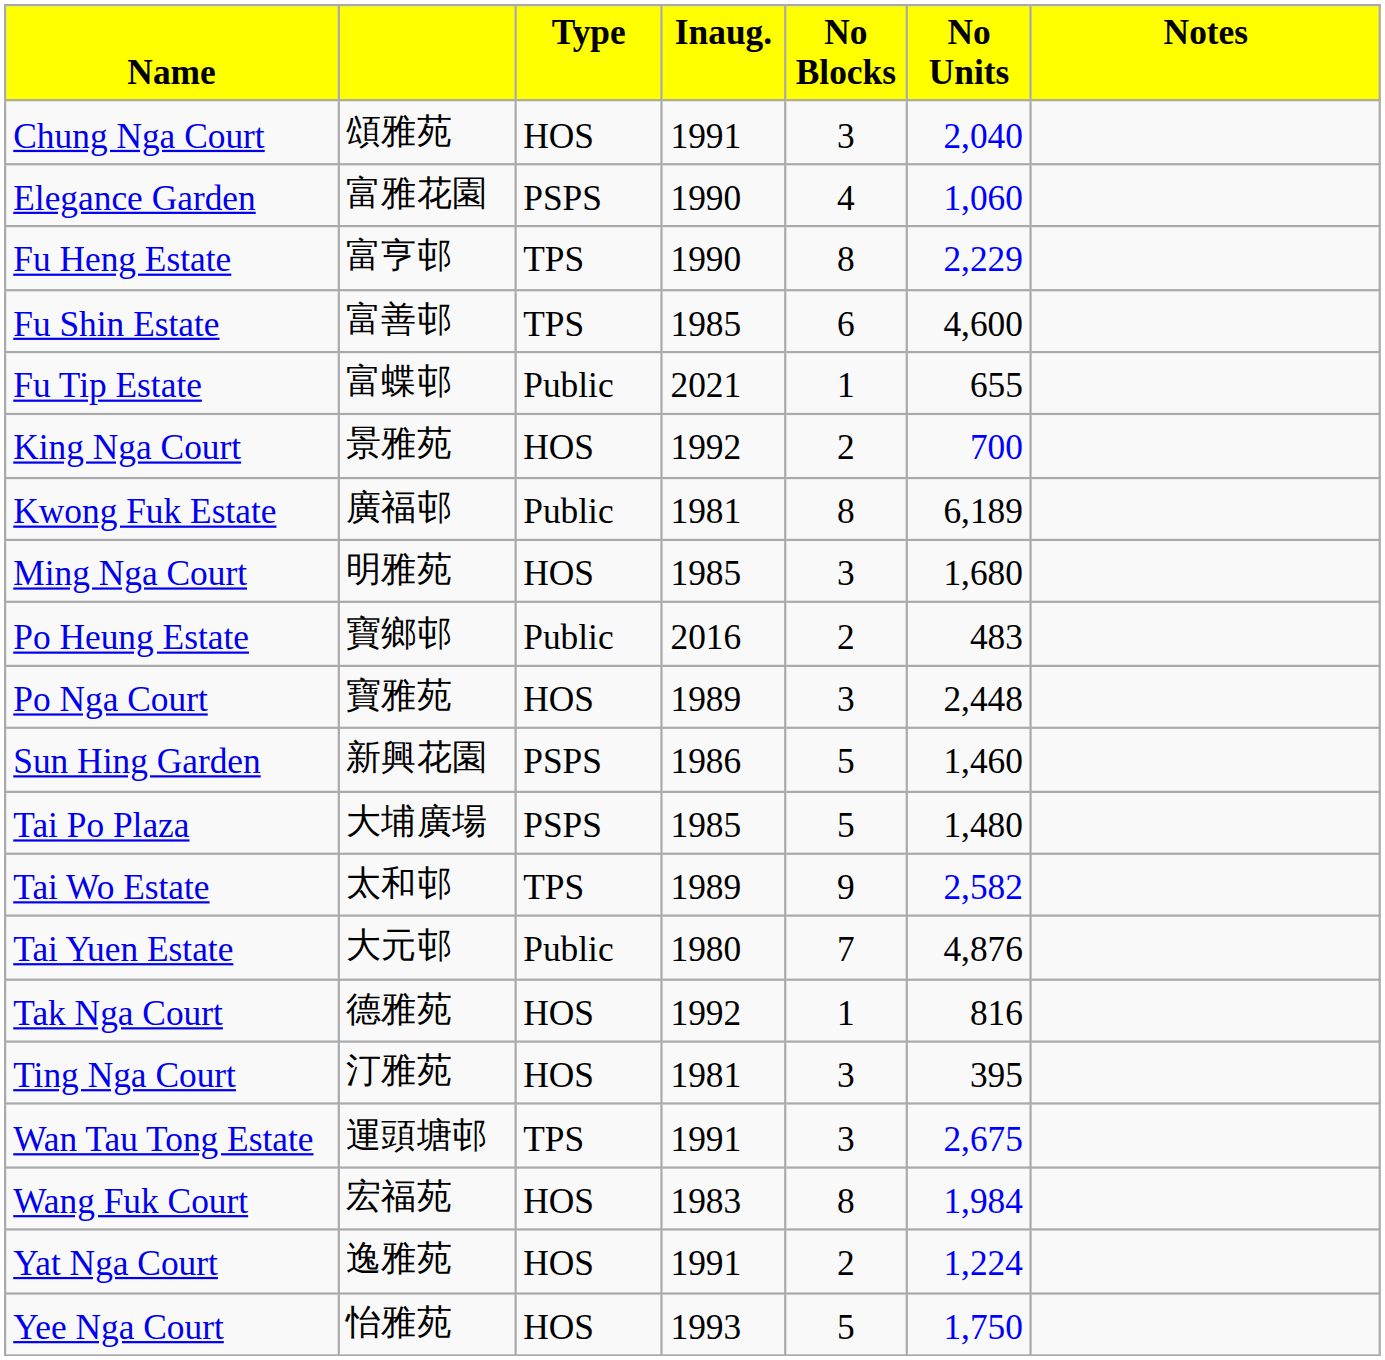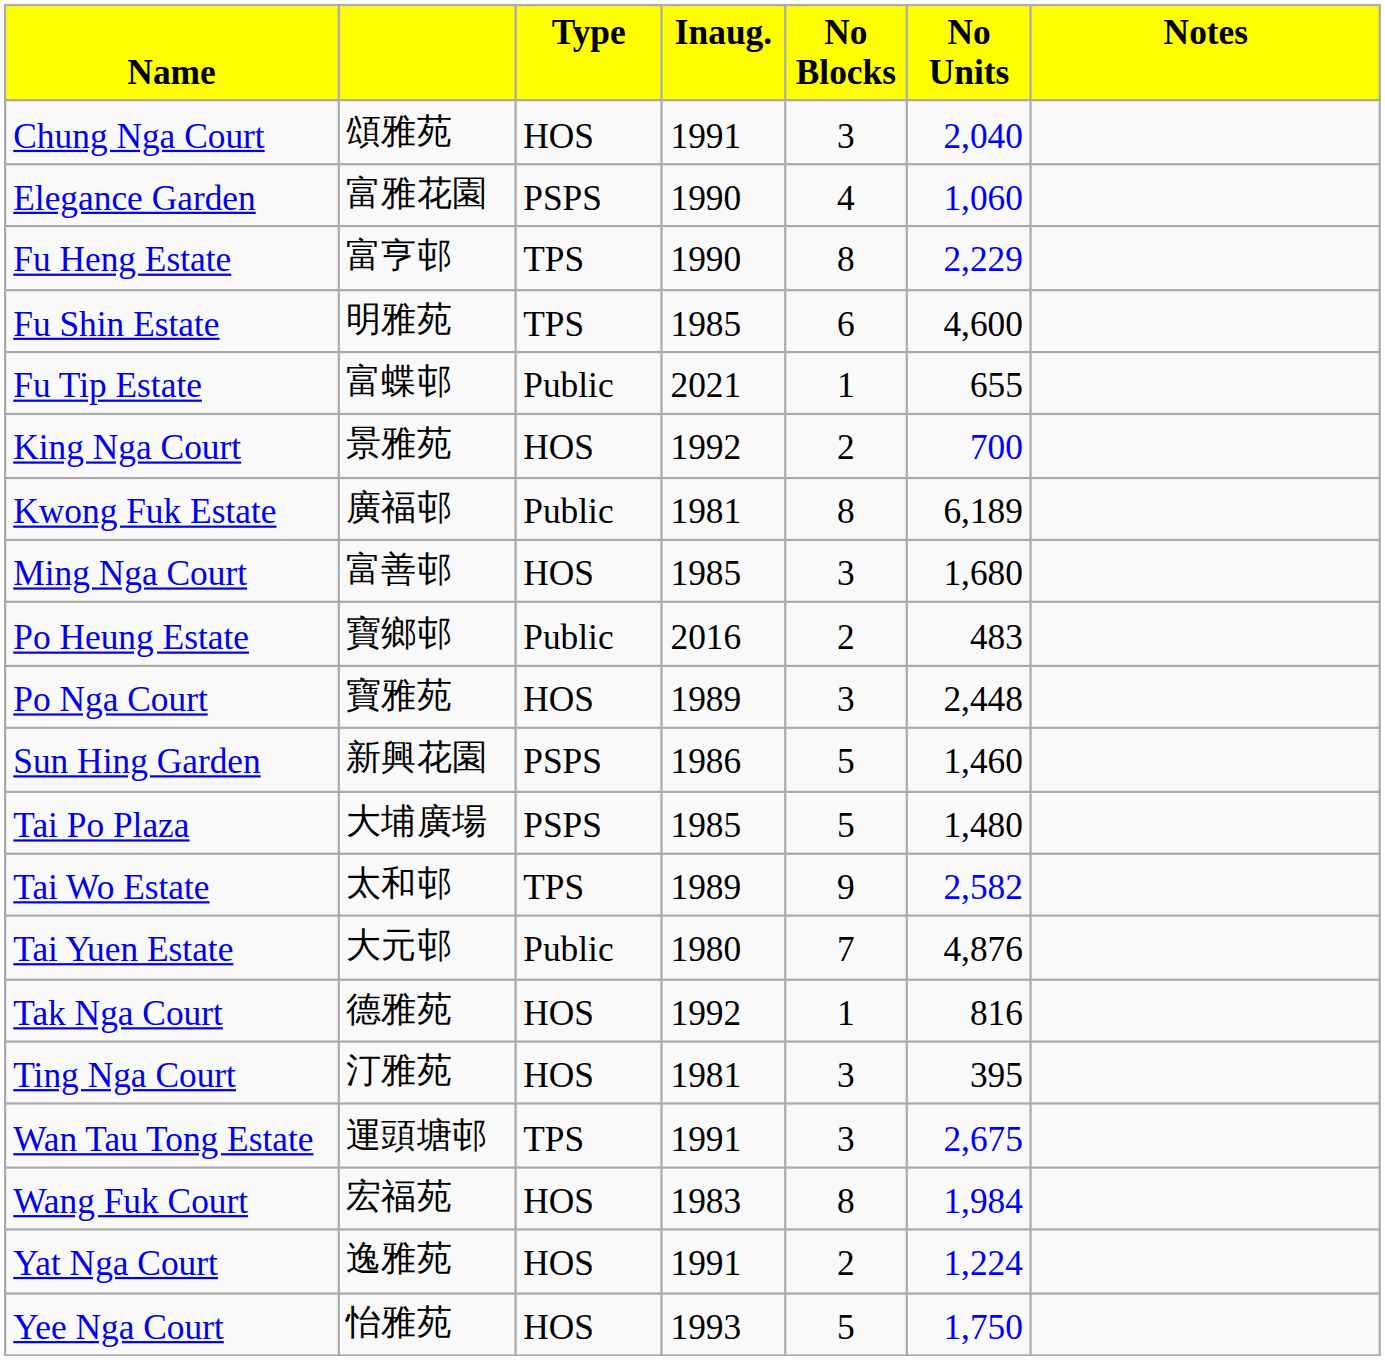(399, 318) 富善邨 -> (399, 318) 明雅苑
(399, 569) 明雅苑 -> (399, 569) 富善邨
